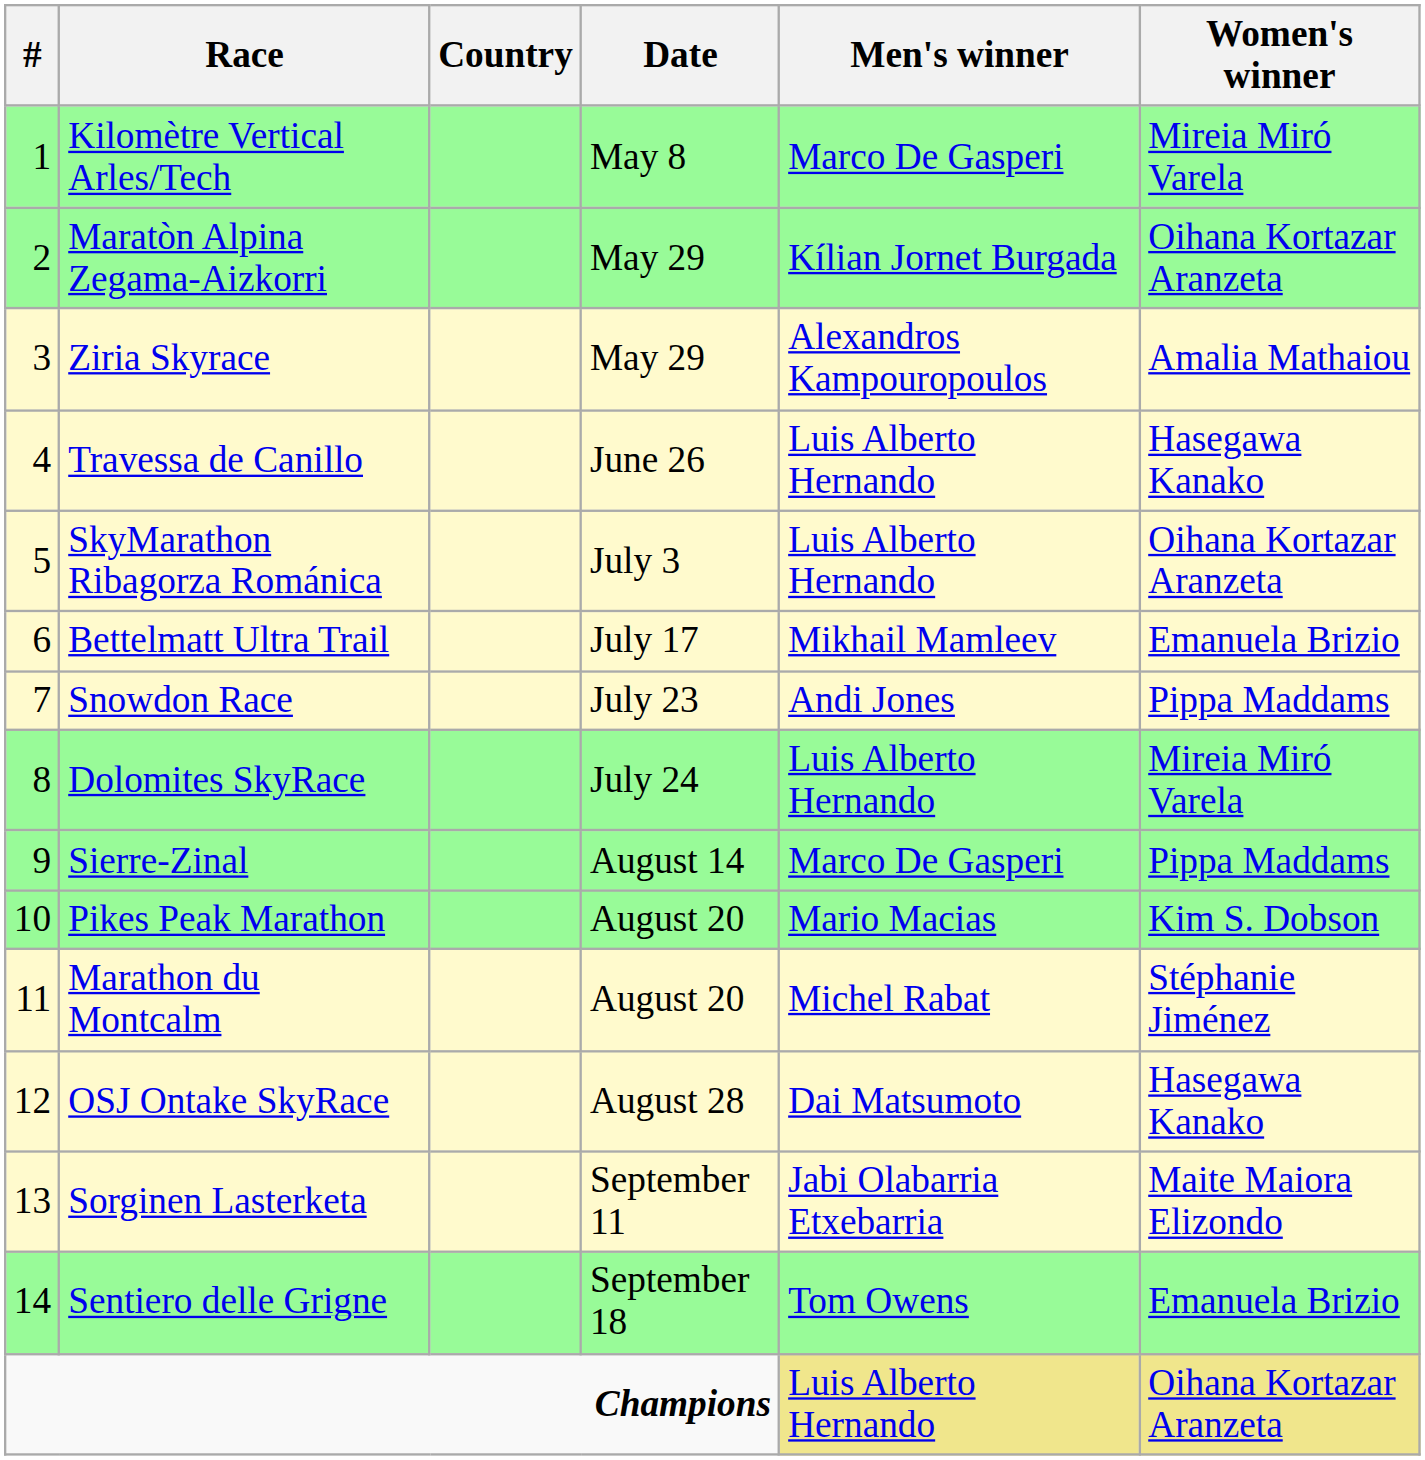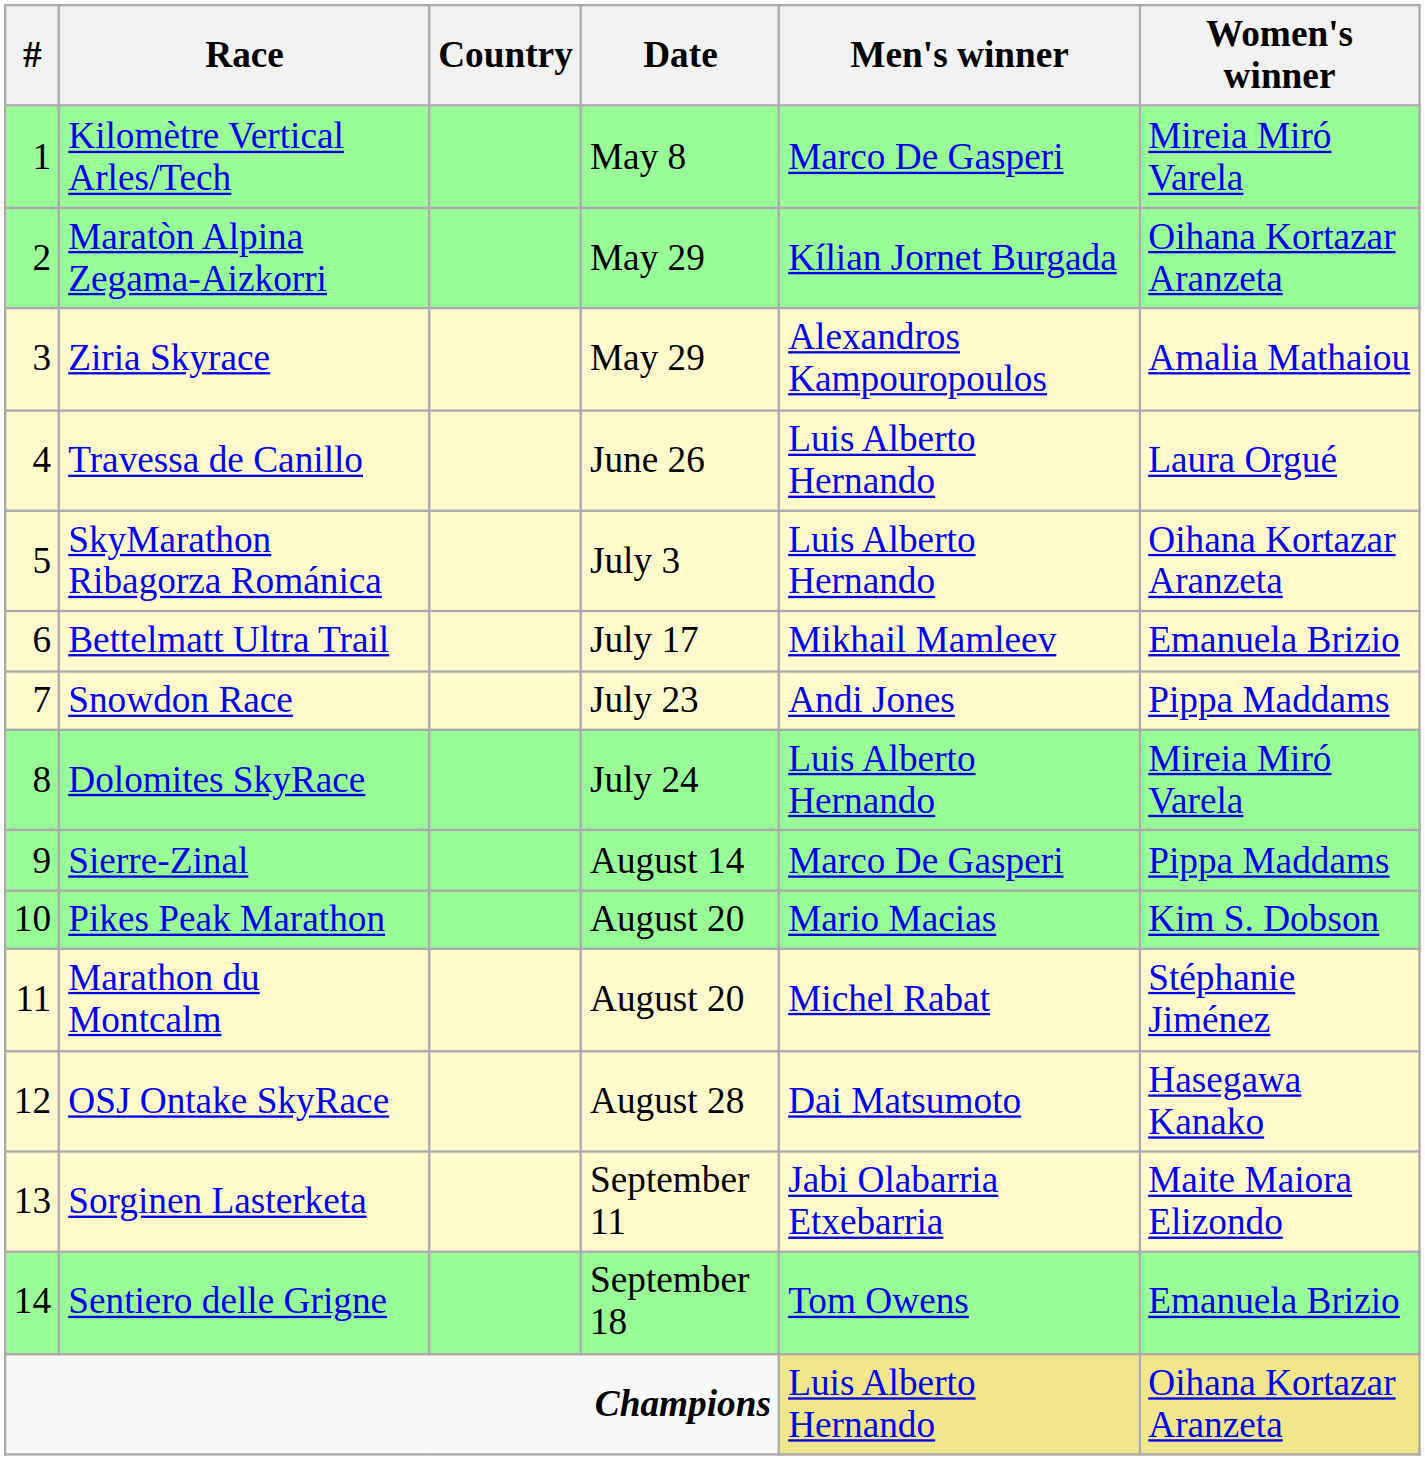(1225, 459) Hasegawa Kanako -> (1243, 459) Laura Orgué
